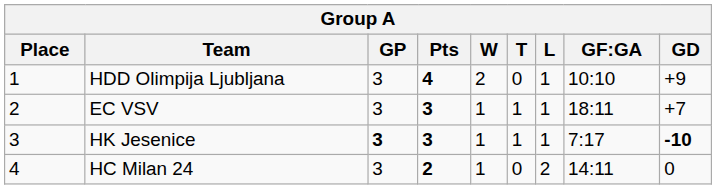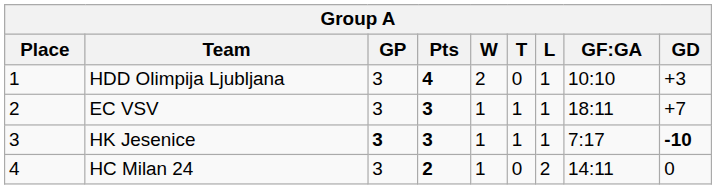(675, 79) +9 -> (675, 79) +3
